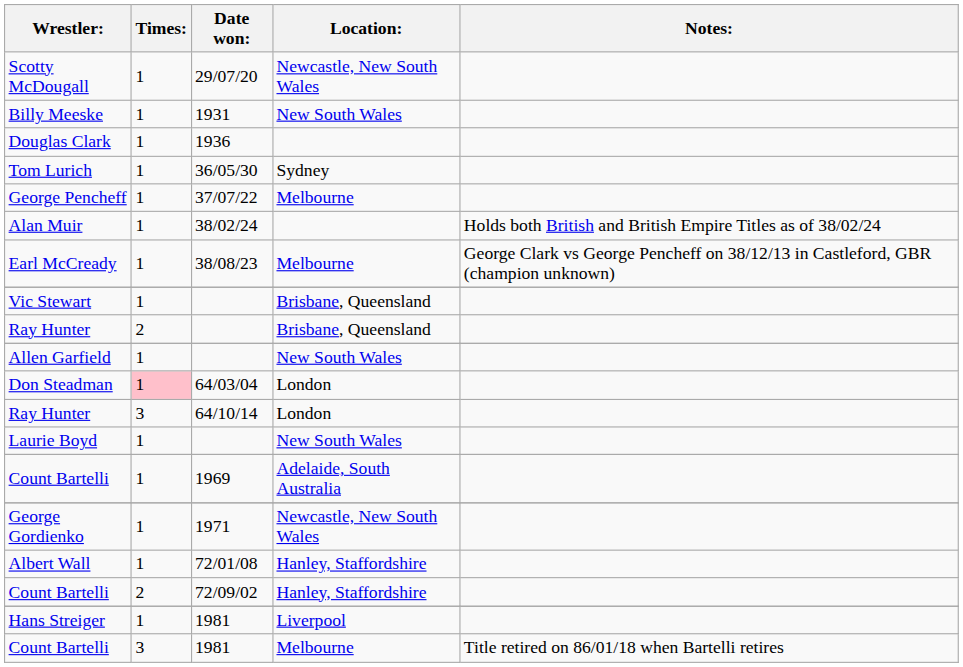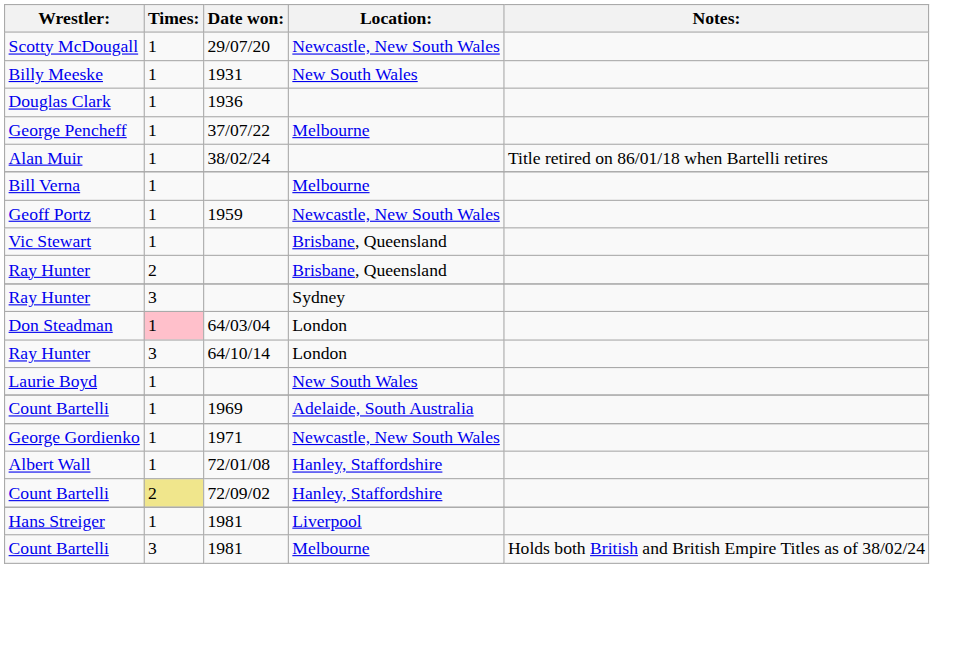- row: (50, 169)
(672, 225) Holds both British and British Empire Titles as of 38/02/24 -> (668, 158) Title retired on 86/01/18 when Bartelli retires
- row: (63, 263)
+ row: (44, 185)
+ row: (50, 213)
- row: (60, 356)
+ row: (49, 297)
(140, 591) no background -> (152, 492) khaki background
(624, 647) Title retired on 86/01/18 when Bartelli retires -> (716, 548) Holds both British and British Empire Titles as of 38/02/24
